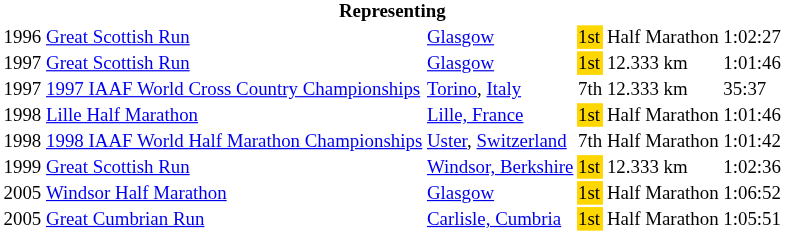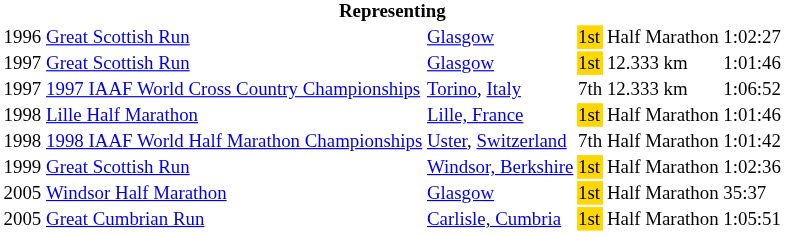(745, 88) 35:37 -> (752, 88) 1:06:52
(647, 166) 12.333 km -> (663, 166) Half Marathon
(752, 192) 1:06:52 -> (745, 192) 35:37
